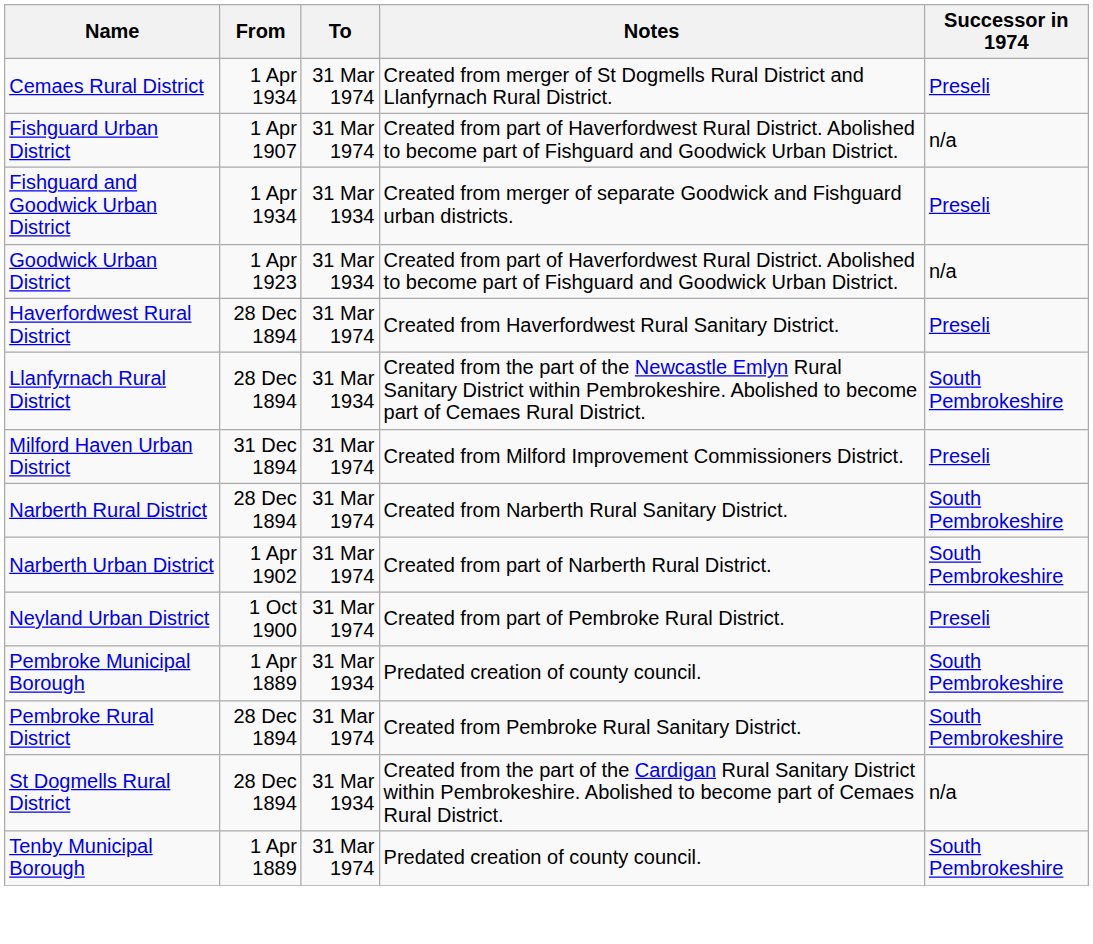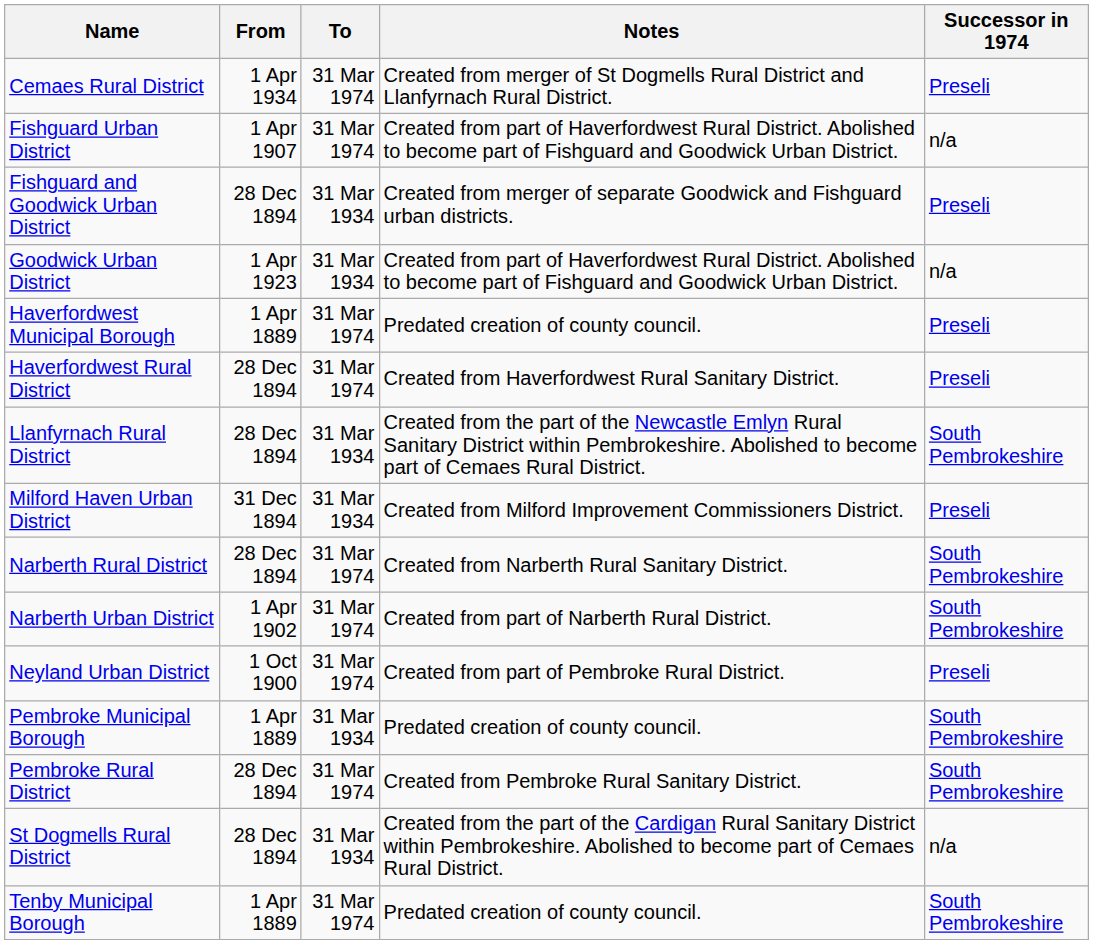(273, 205) 1 Apr 1934 -> (265, 205) 28 Dec 1894
+ row: (92, 325)
(343, 456) 31 Mar 1974 -> (343, 510) 31 Mar 1934
